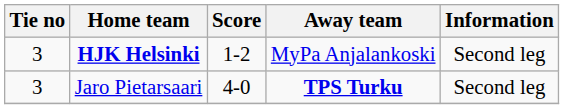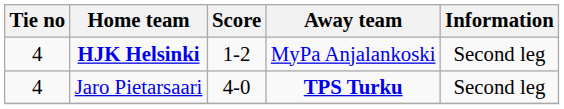(37, 53) 3 -> (37, 53) 4
(37, 86) 3 -> (37, 86) 4
